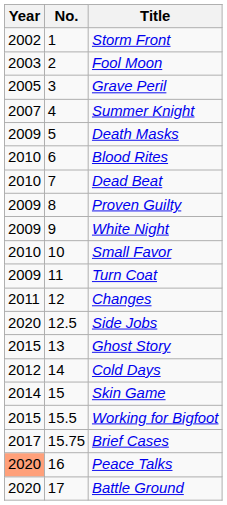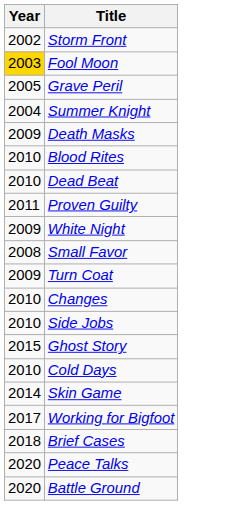- column: (66, 16)
(24, 63) no background -> (24, 63) gold background
(24, 110) 2007 -> (24, 110) 2004
(24, 205) 2009 -> (24, 205) 2011
(24, 252) 2010 -> (24, 252) 2008
(24, 299) 2011 -> (24, 299) 2010
(24, 323) 2020 -> (24, 323) 2010
(24, 370) 2012 -> (24, 370) 2010
(24, 417) 2015 -> (24, 417) 2017
(24, 441) 2017 -> (24, 441) 2018
(24, 464) lightsalmon background -> (24, 464) no background
